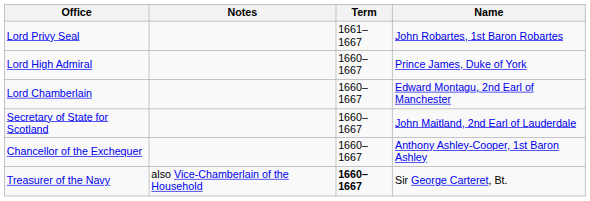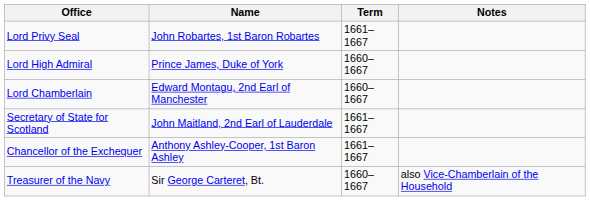columns swapped: (489, 13) <-> (242, 13)
(353, 123) 1660–1667 -> (359, 123) 1661–1667
(353, 152) 1660–1667 -> (359, 152) 1661–1667
(353, 181) bold -> (359, 181) normal
